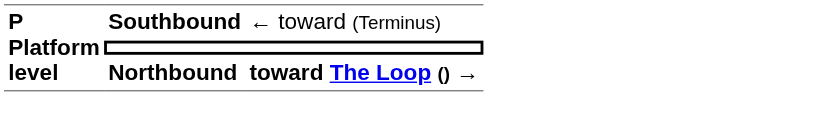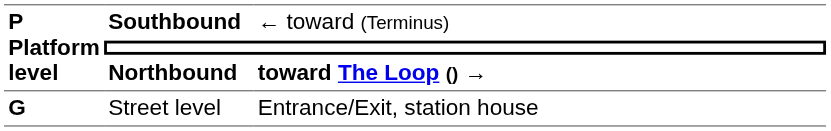+ row: (165, 108)
